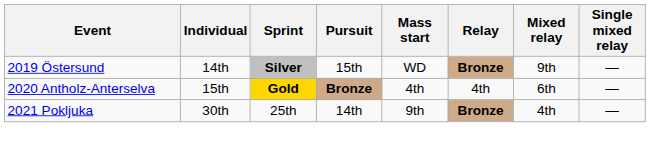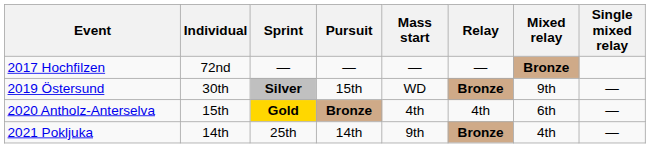+ row: (56, 67)
(216, 67) 14th -> (216, 89) 30th
(216, 110) 30th -> (216, 132) 14th
